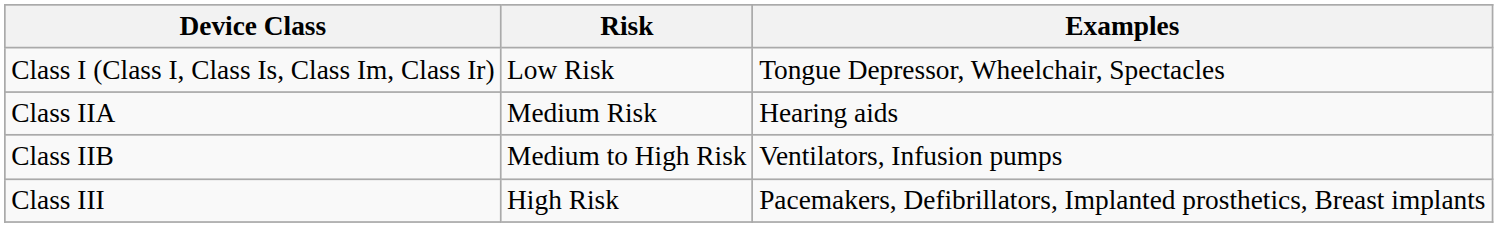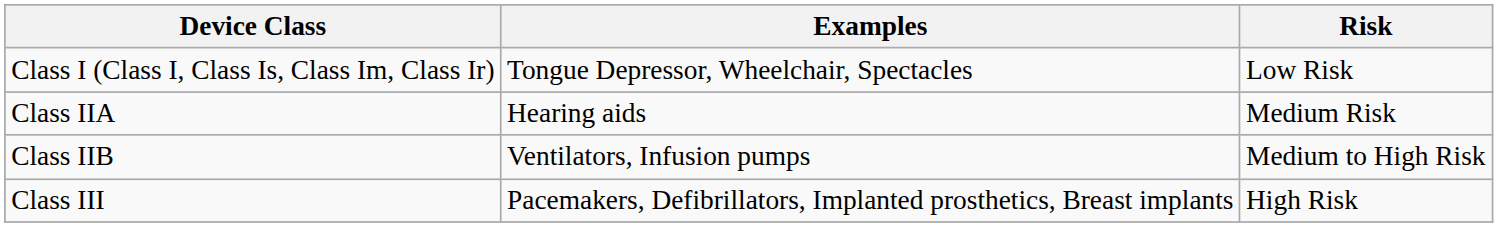columns swapped: (627, 26) <-> (1122, 26)
